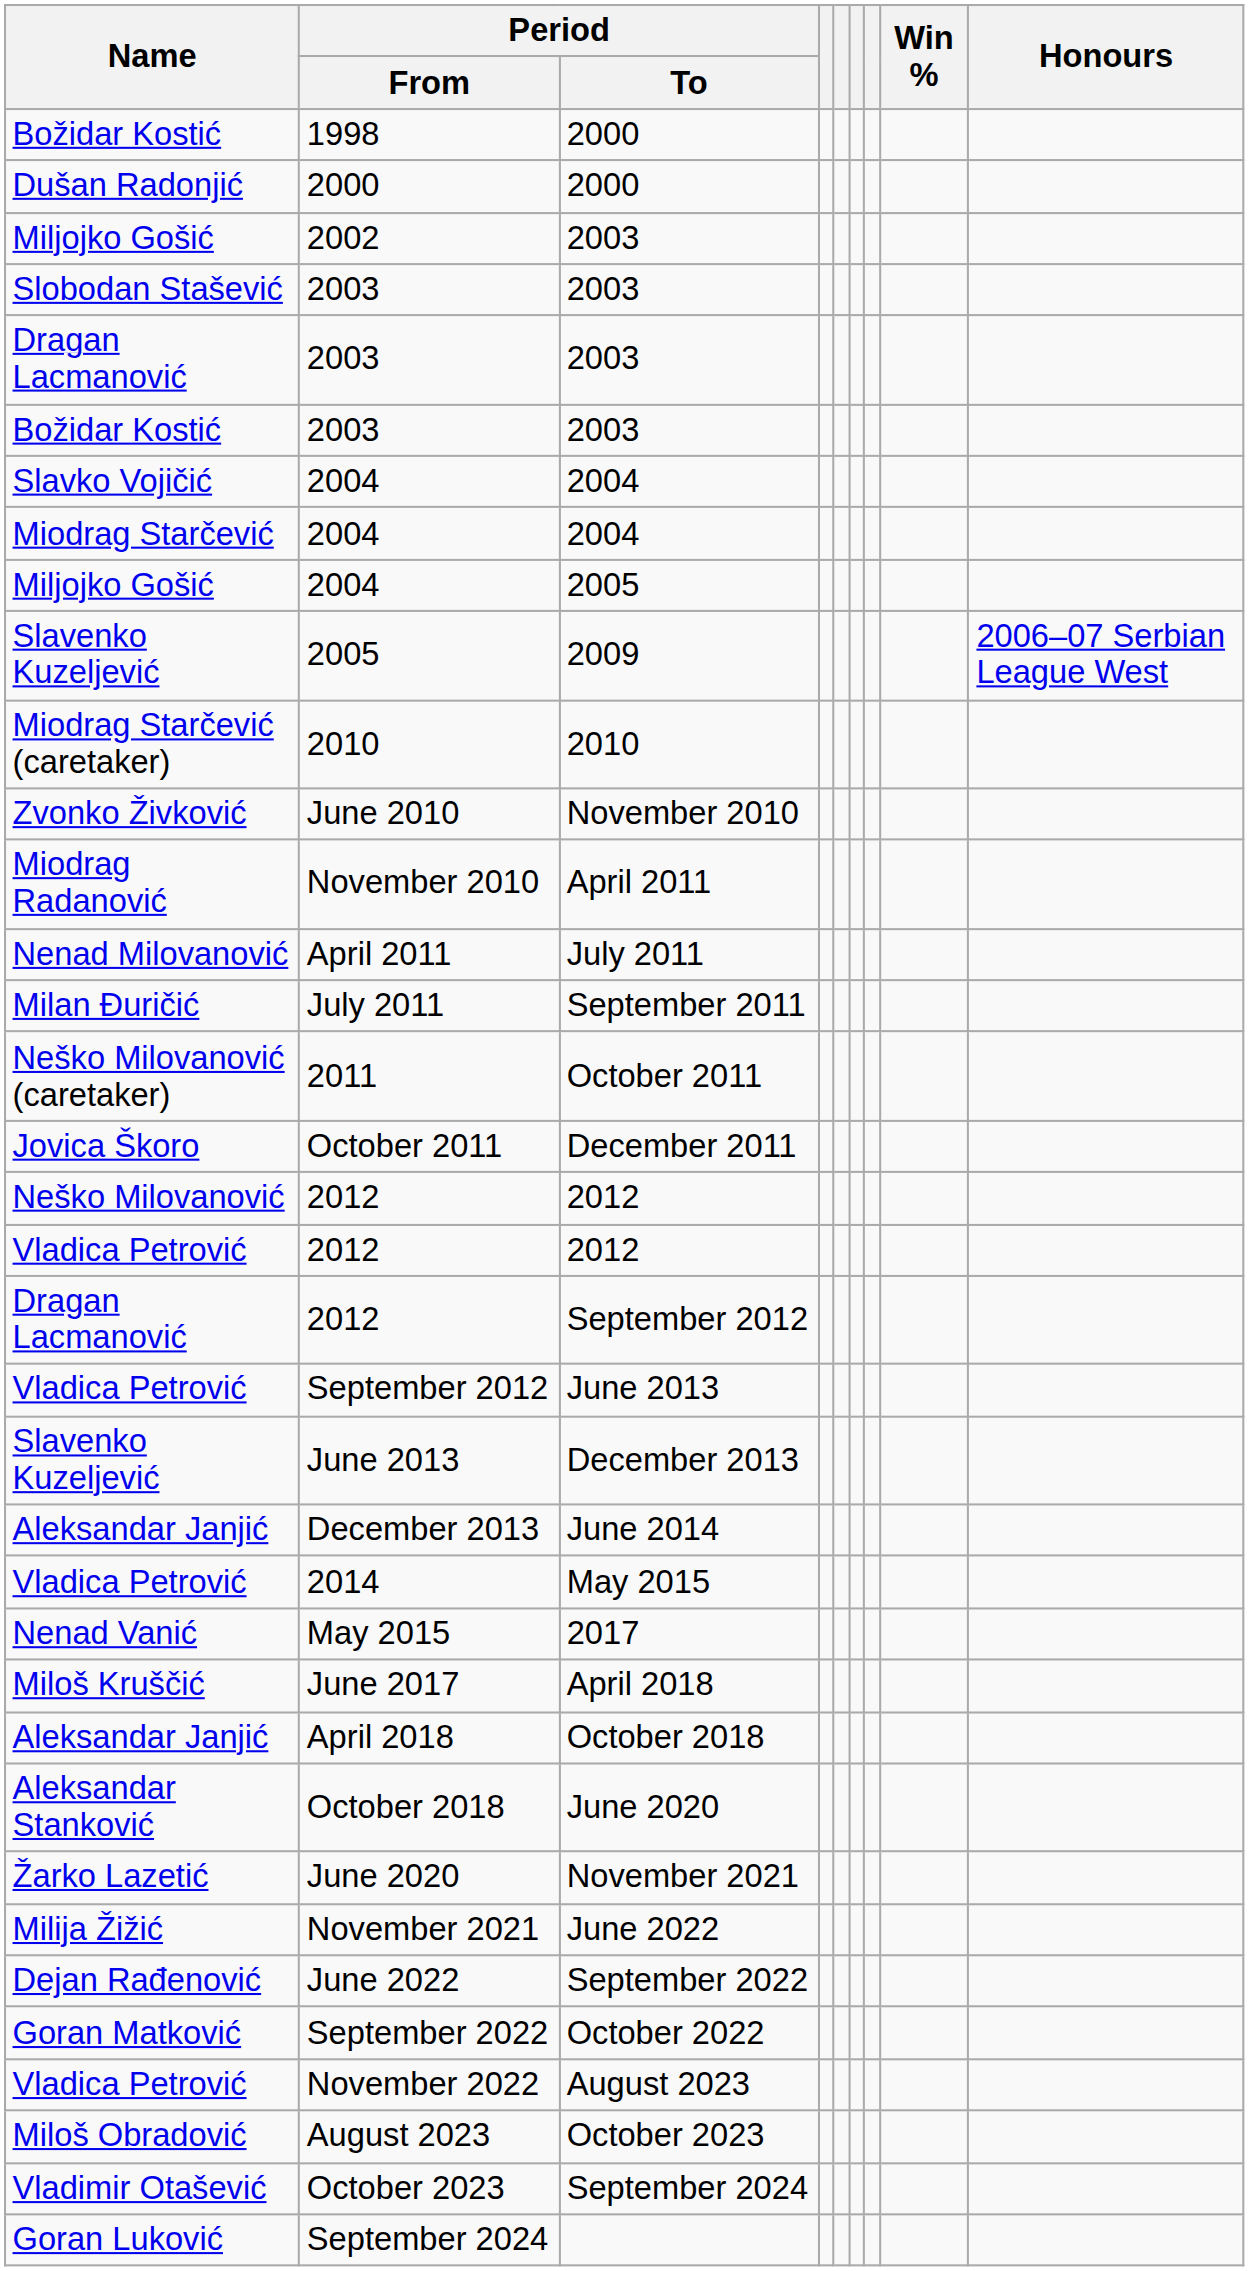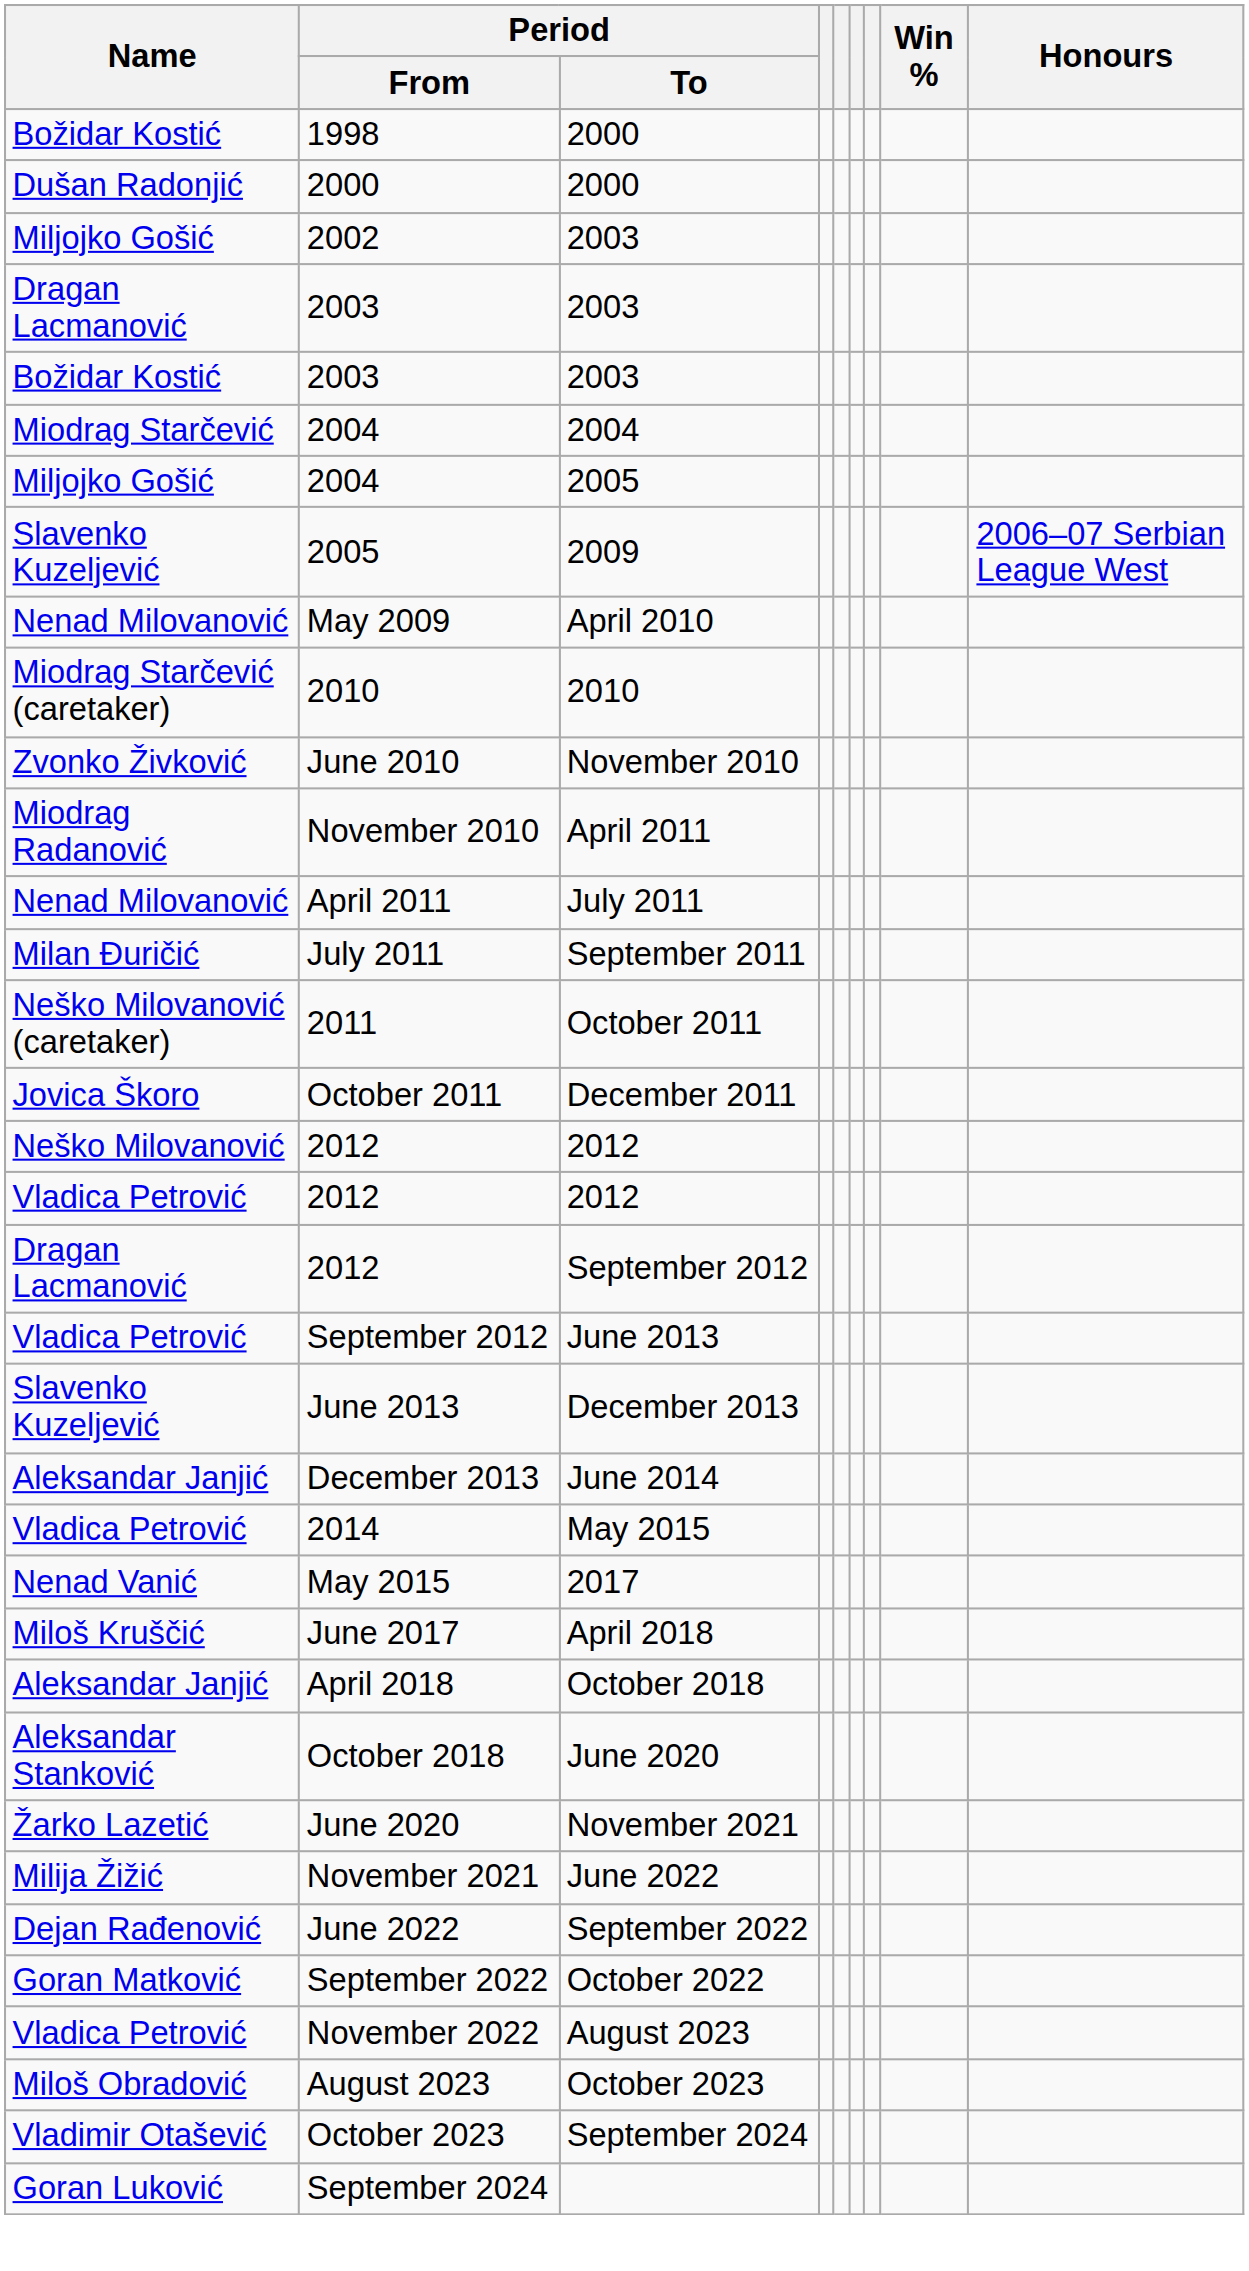- row: (148, 289)
- row: (112, 481)
+ row: (150, 621)
